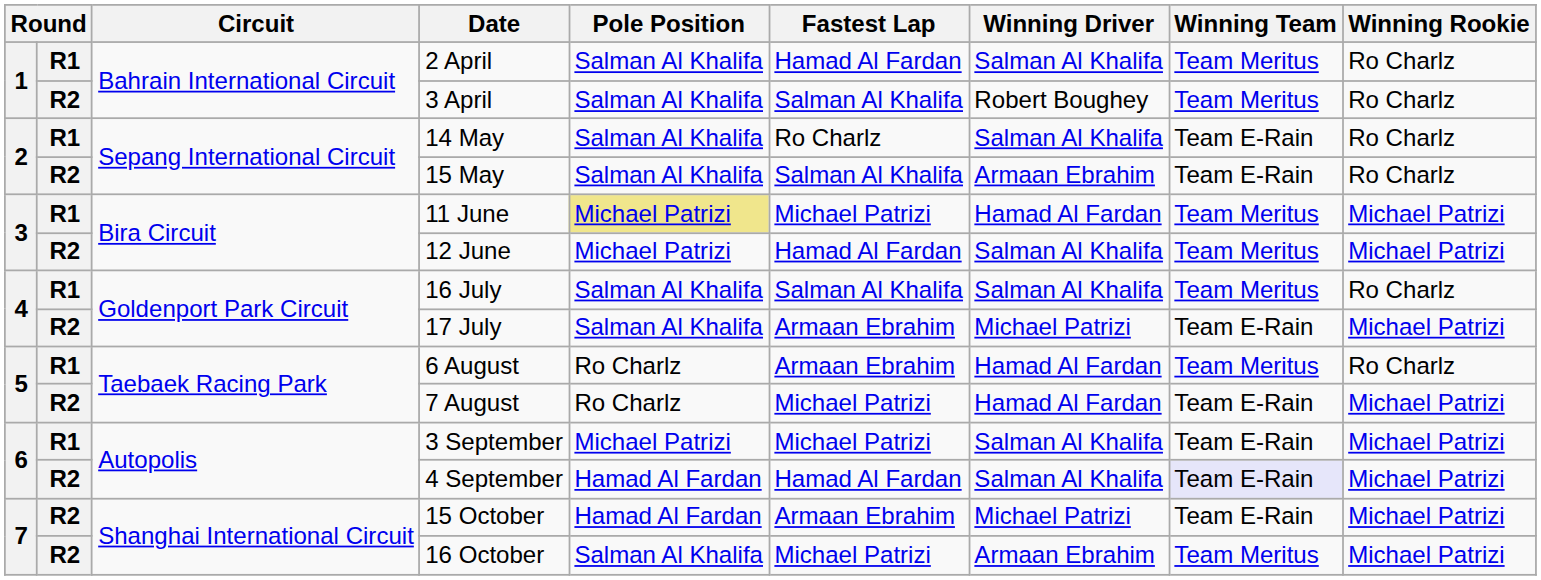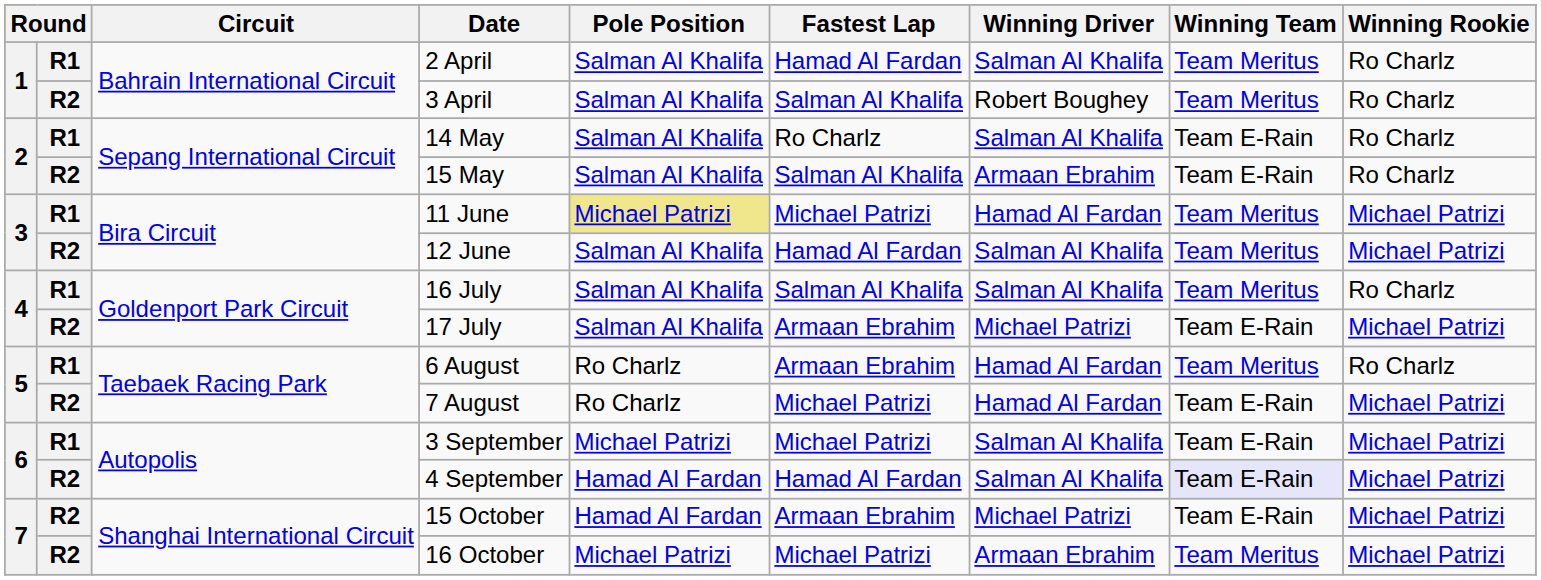(653, 251) Michael Patrizi -> (669, 251) Salman Al Khalifa
(669, 555) Salman Al Khalifa -> (653, 555) Michael Patrizi
